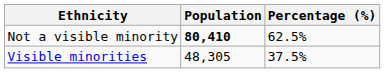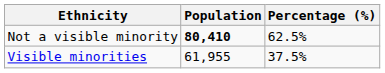(207, 57) 48,305 -> (207, 57) 61,955
